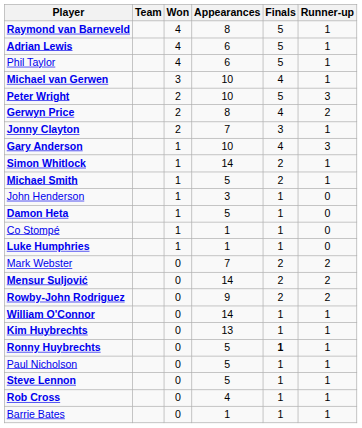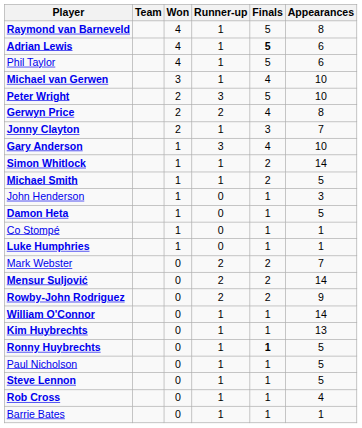columns swapped: (327, 12) <-> (227, 12)
(281, 46) normal -> (268, 46) bold
